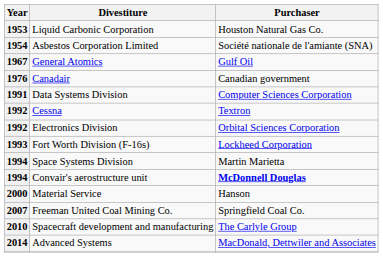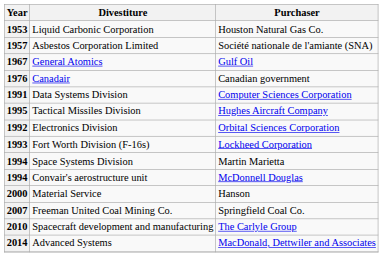(17, 45) 1954 -> (17, 45) 1957
+ row: (87, 111)
- row: (47, 111)
(262, 177) bold -> (260, 177) normal
